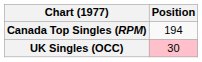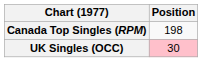(173, 30) 194 -> (173, 30) 198
